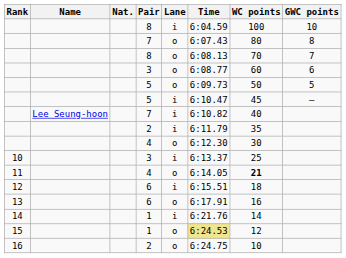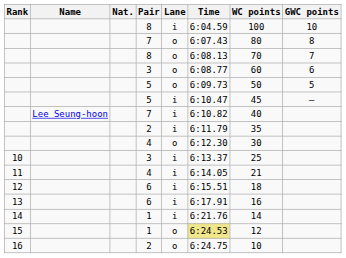(175, 172) o -> (175, 172) i
(256, 172) bold -> (256, 172) normal
(175, 202) o -> (175, 202) i
